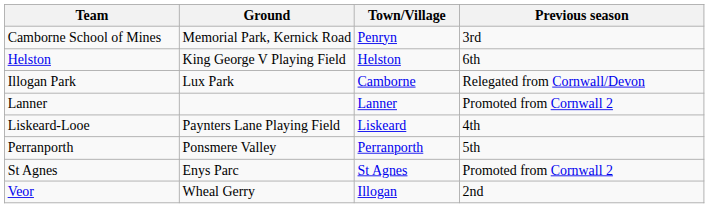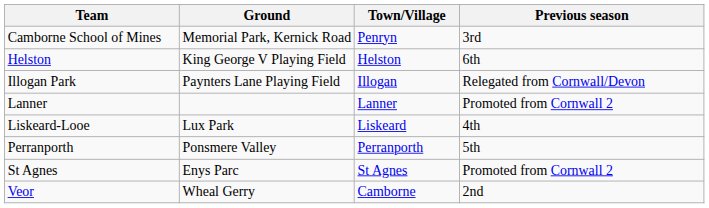(208, 81) Lux Park -> (261, 81) Paynters Lane Playing Field
(387, 81) Camborne -> (377, 81) Illogan
(261, 125) Paynters Lane Playing Field -> (208, 125) Lux Park
(377, 192) Illogan -> (387, 192) Camborne
